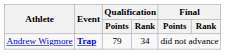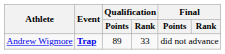(117, 42) 79 -> (117, 42) 89
(145, 42) 34 -> (145, 42) 33
